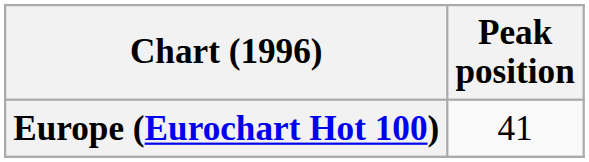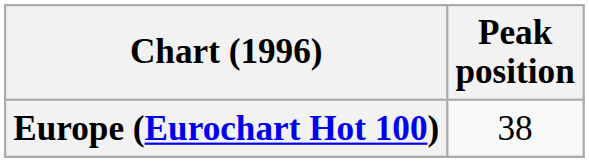(515, 127) 41 -> (515, 127) 38
